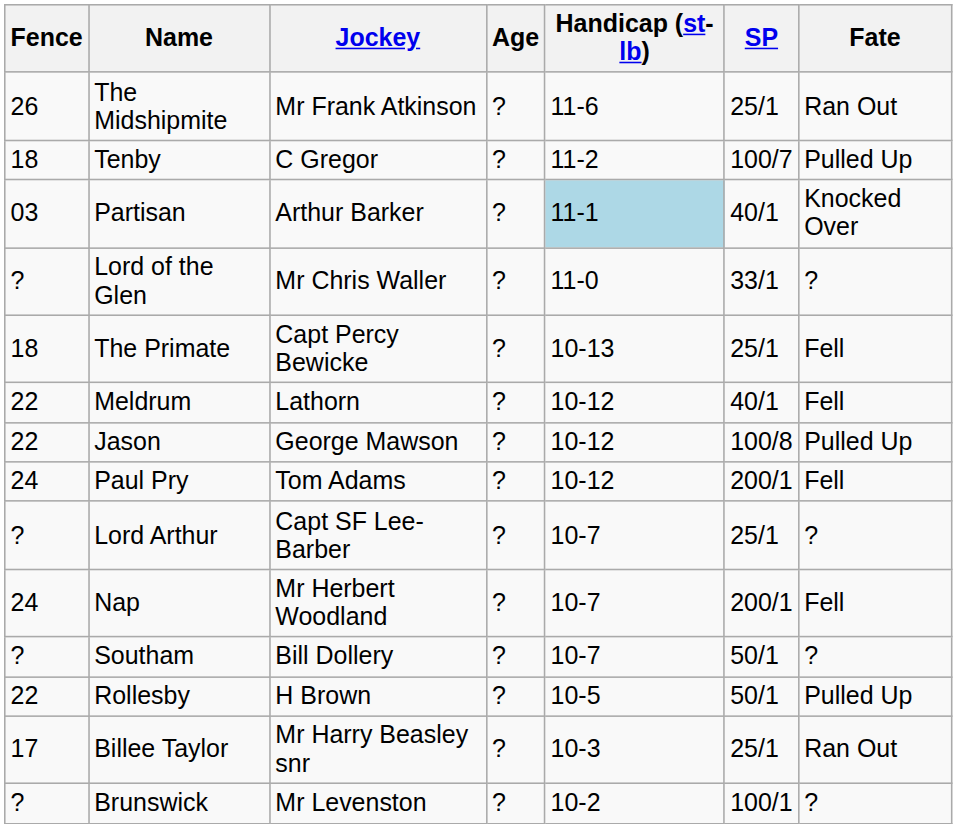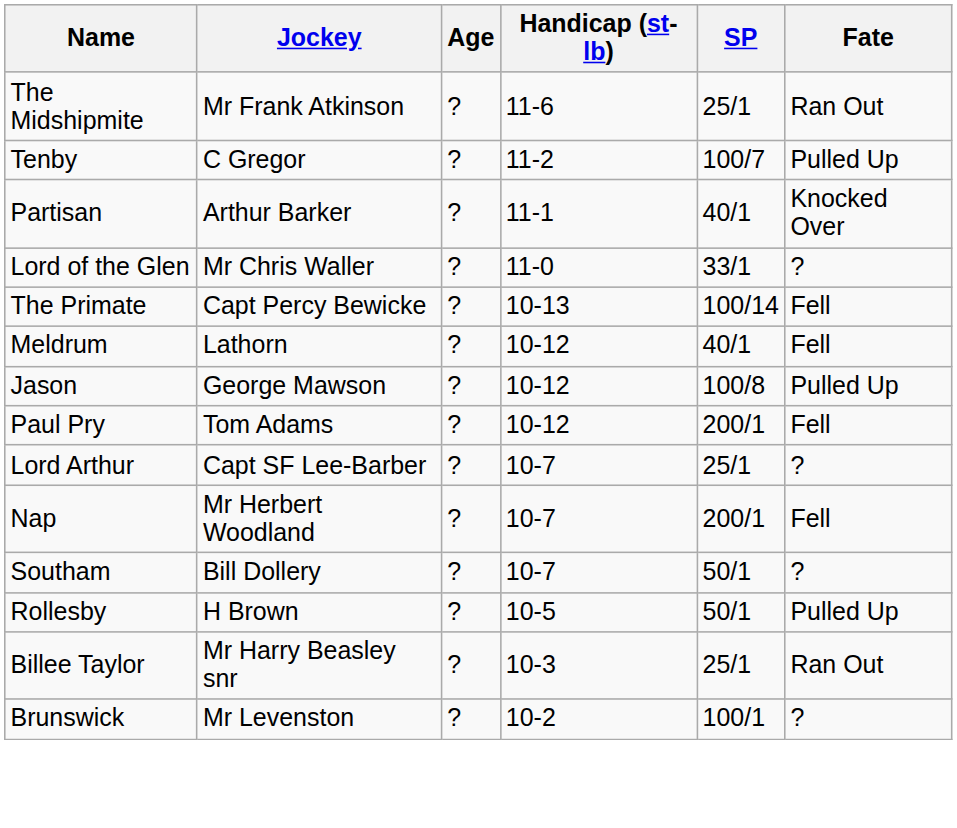- column: (47, 38)
(575, 213) lightblue background -> (530, 213) no background
(754, 348) 25/1 -> (741, 306) 100/14
